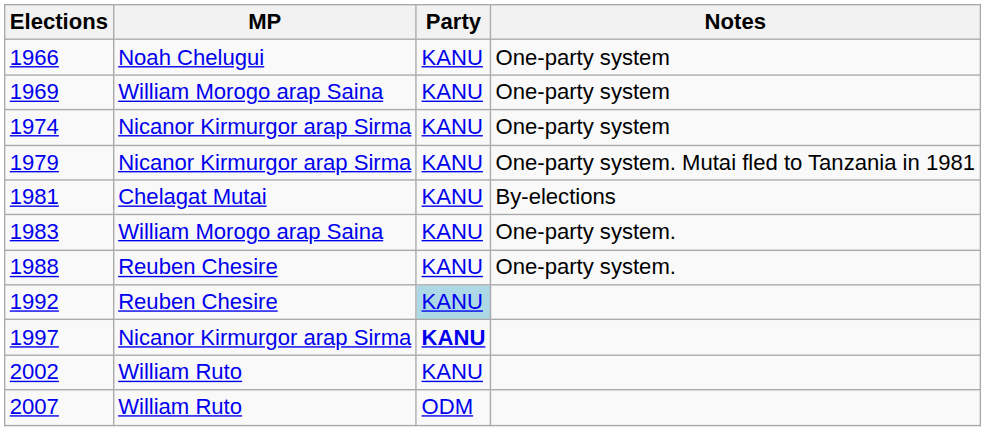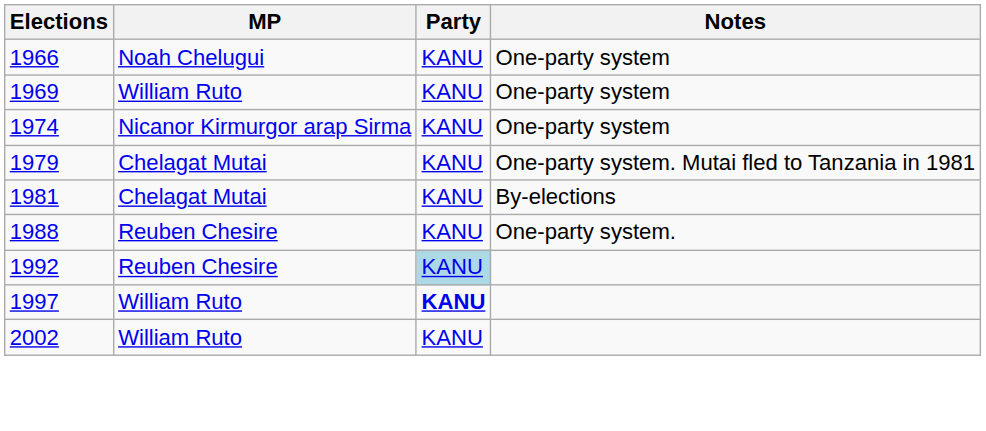(251, 92) William Morogo arap Saina -> (180, 92) William Ruto
(265, 162) Nicanor Kirmurgor arap Sirma -> (192, 162) Chelagat Mutai
- row: (34, 232)
(265, 337) Nicanor Kirmurgor arap Sirma -> (180, 302) William Ruto
- row: (34, 407)
